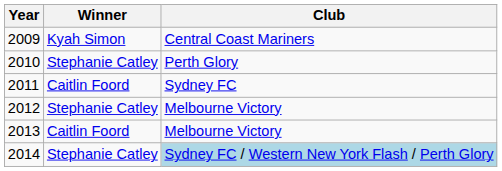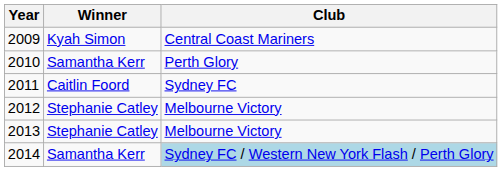(102, 62) Stephanie Catley -> (96, 62) Samantha Kerr
(88, 131) Caitlin Foord -> (102, 131) Stephanie Catley
(102, 154) Stephanie Catley -> (96, 154) Samantha Kerr
